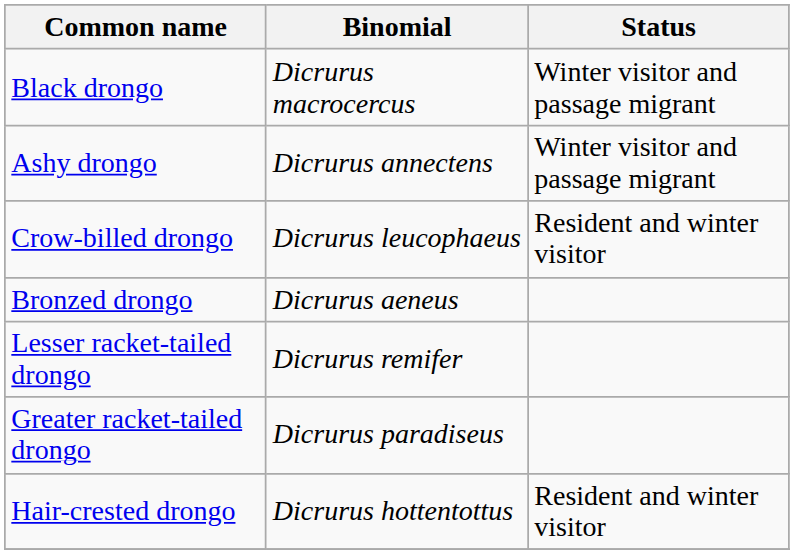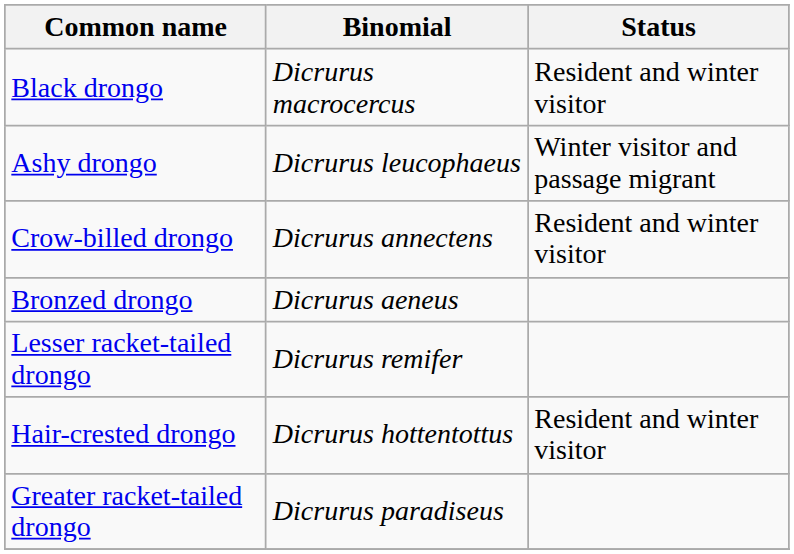(636, 86) Winter visitor and passage migrant -> (646, 86) Resident and winter visitor
(383, 162) Dicrurus annectens -> (397, 162) Dicrurus leucophaeus
(397, 238) Dicrurus leucophaeus -> (383, 238) Dicrurus annectens
rows swapped: (123, 510) <-> (127, 434)
